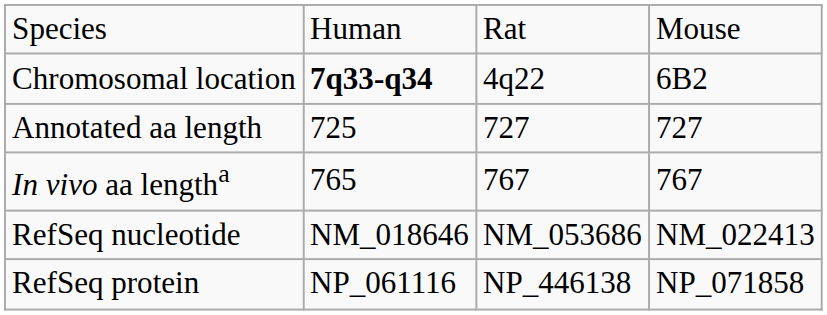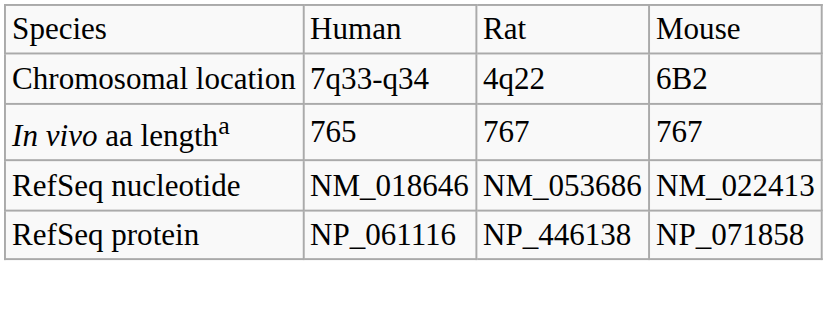(371, 78) bold -> (370, 78) normal
- row: (137, 127)
